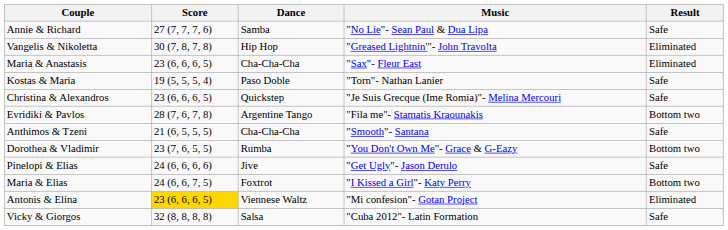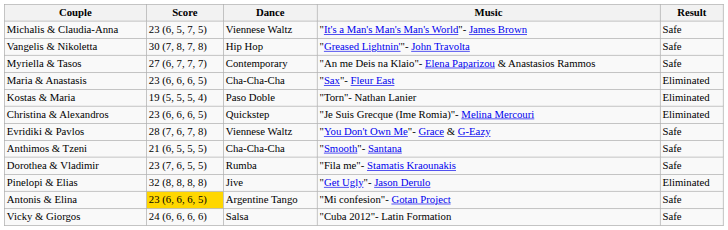- row: (44, 30)
+ row: (62, 30)
(673, 47) Eliminated -> (672, 47) Safe
+ row: (44, 64)
(659, 81) Safe -> (686, 98) Eliminated
(659, 98) Safe -> (686, 115) Eliminated
(277, 115) Argentine Tango -> (259, 132) Viennese Waltz
(415, 115) "Fila me"- Stamatis Kraounakis -> (405, 132) "You Don't Own Me"- Grace & G-Eazy
(674, 115) Bottom two -> (672, 132) Safe
(432, 149) "You Don't Own Me"- Grace & G-Eazy -> (388, 166) "Fila me"- Stamatis Kraounakis
(674, 149) Bottom two -> (672, 166) Safe
(183, 166) 24 (6, 6, 6, 6) -> (178, 183) 32 (8, 8, 8, 8)
(659, 166) Safe -> (686, 183) Eliminated
- row: (37, 183)
(274, 200) Viennese Waltz -> (262, 200) Argentine Tango
(673, 200) Eliminated -> (672, 200) Safe
(183, 217) 32 (8, 8, 8, 8) -> (178, 217) 24 (6, 6, 6, 6)
